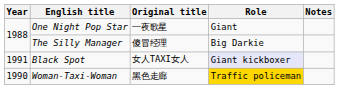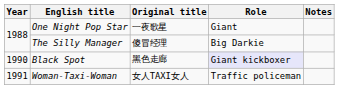(17, 60) 1991 -> (17, 60) 1990
(160, 60) 女人TAXI女人 -> (150, 60) 黑色走廊
(17, 76) 1990 -> (17, 76) 1991
(150, 76) 黑色走廊 -> (160, 76) 女人TAXI女人
(256, 76) gold background -> (256, 76) no background
